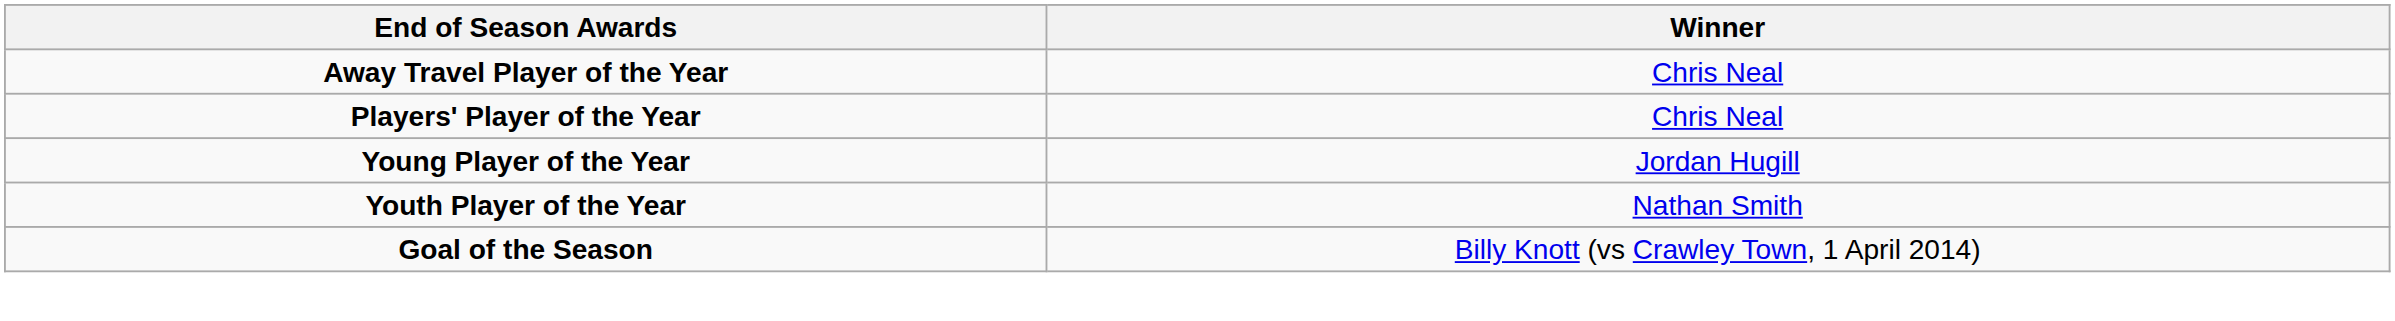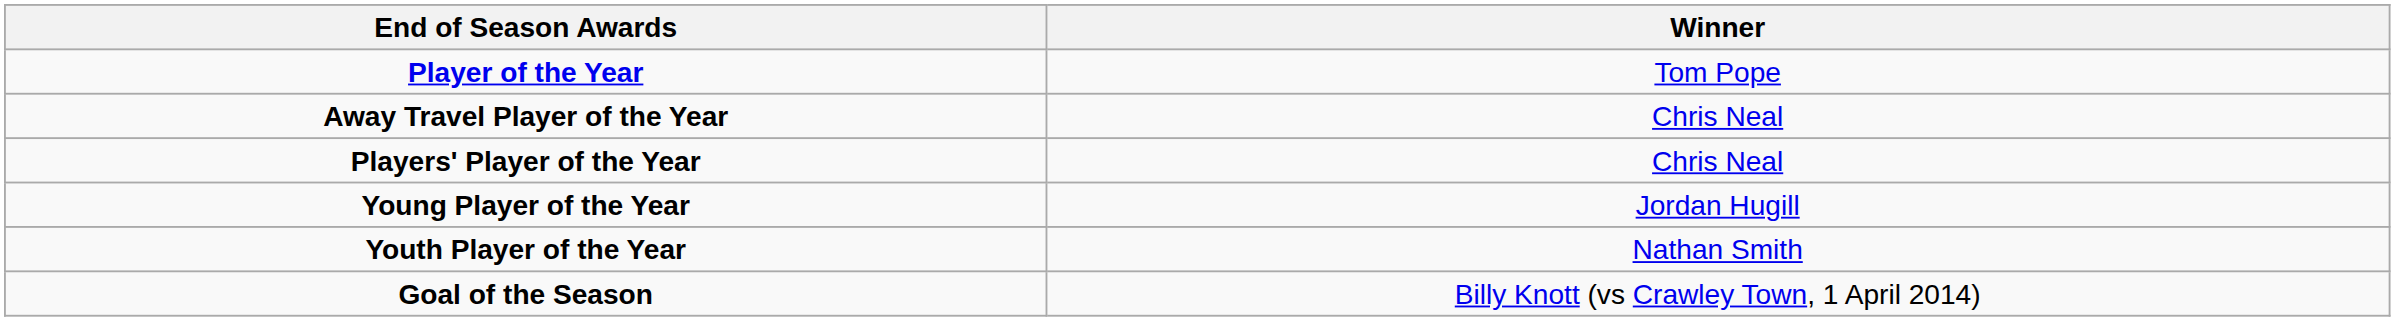+ row: (526, 72)
